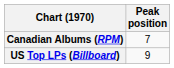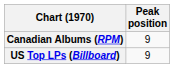(148, 39) 7 -> (148, 39) 9
